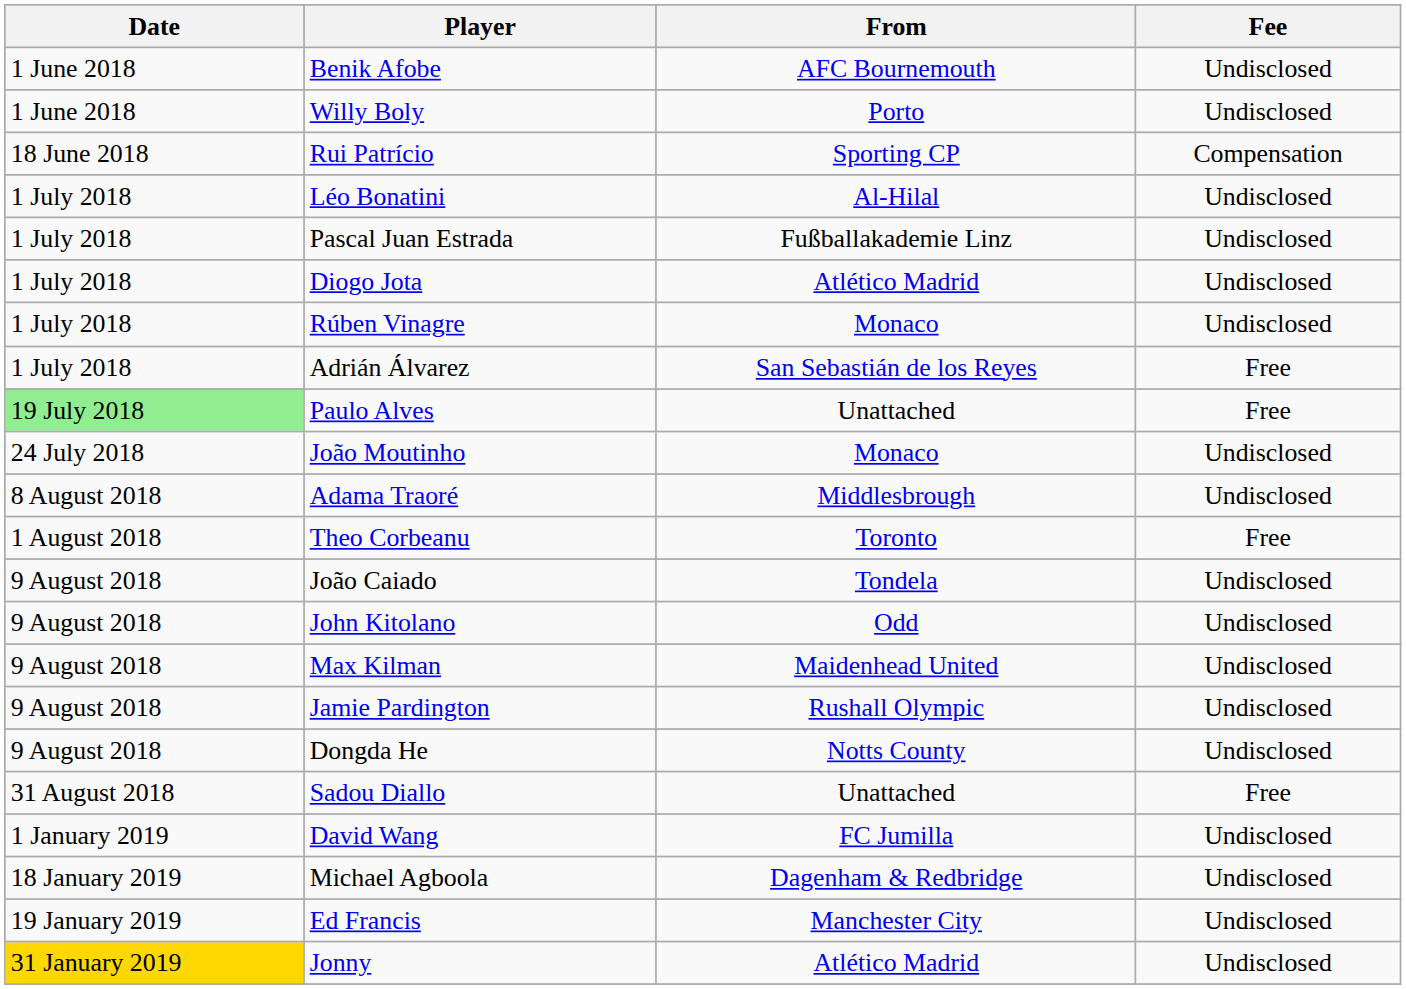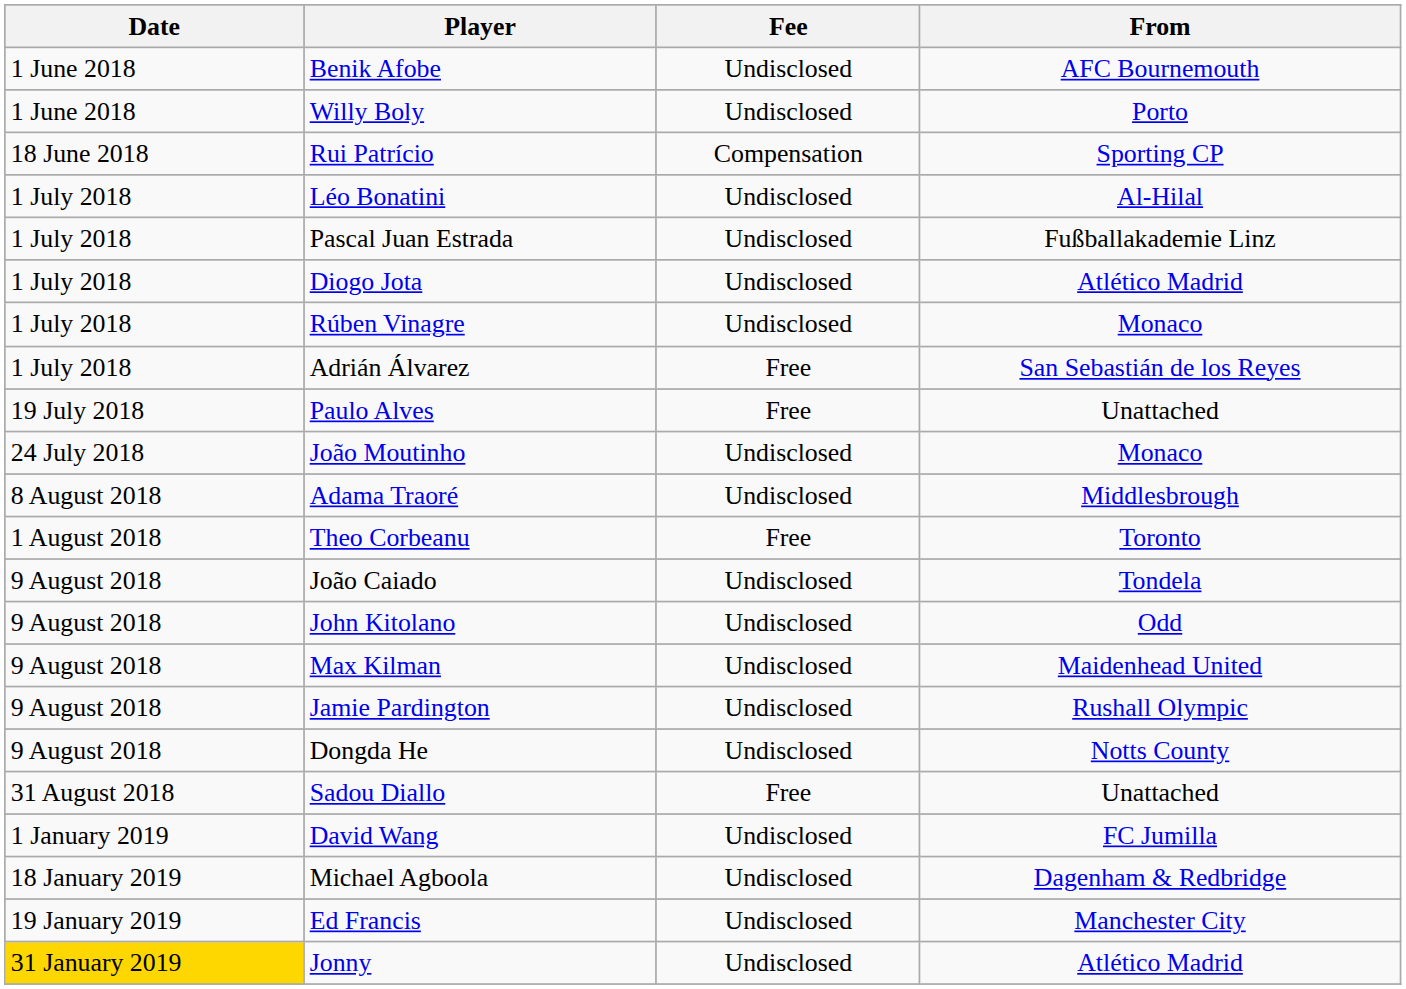columns swapped: (896, 25) <-> (1268, 25)
(78, 409) lightgreen background -> (78, 409) no background
